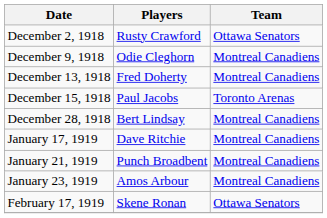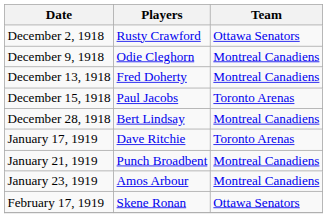(266, 139) Montreal Canadiens -> (254, 139) Toronto Arenas
